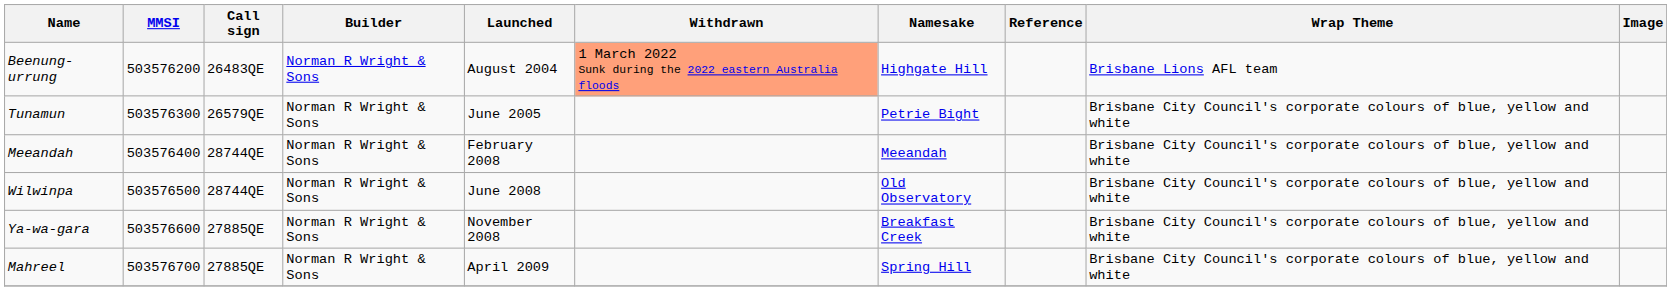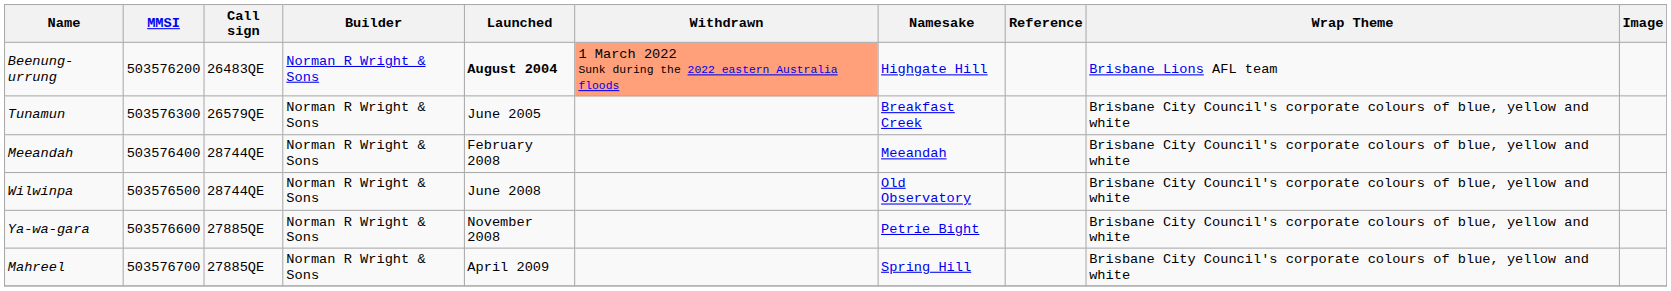(512, 69) normal -> (512, 69) bold
(930, 115) Petrie Bight -> (918, 115) Breakfast Creek
(918, 229) Breakfast Creek -> (930, 229) Petrie Bight
